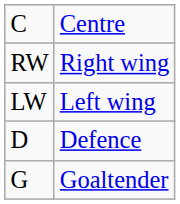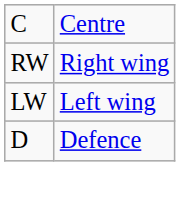- row: (19, 179)
